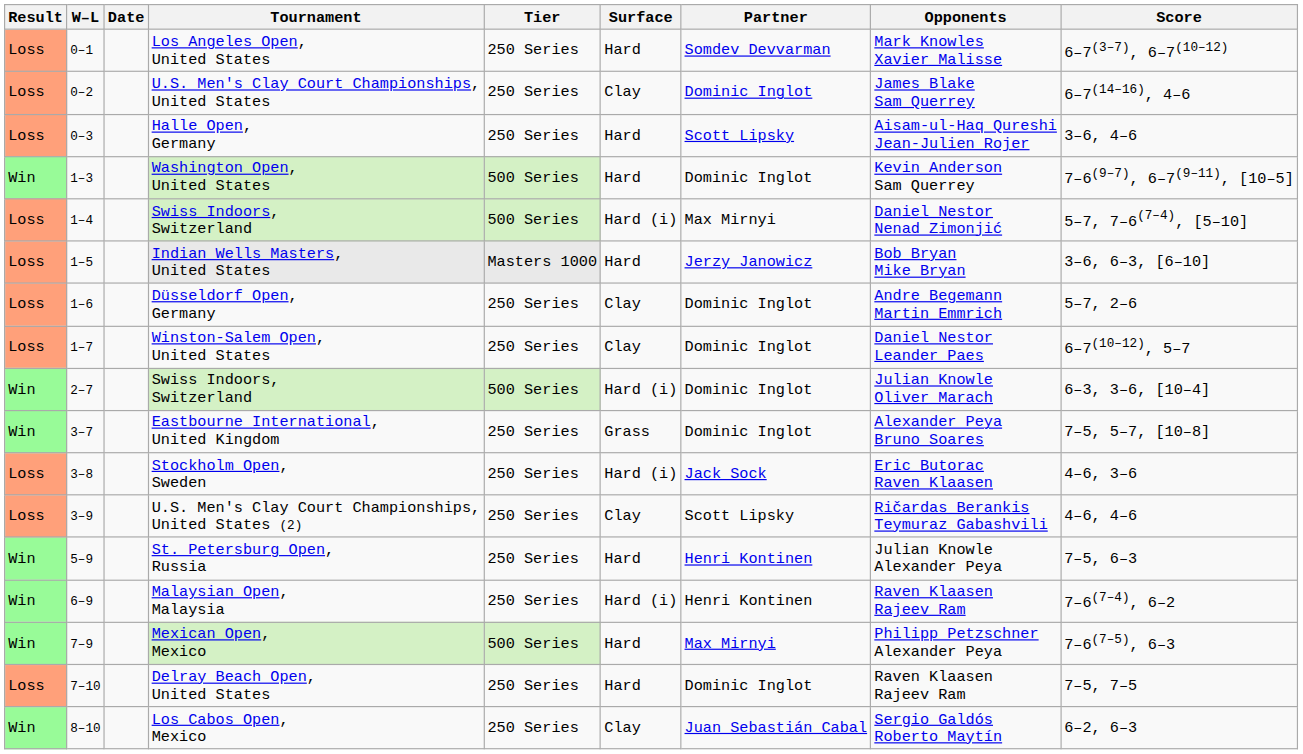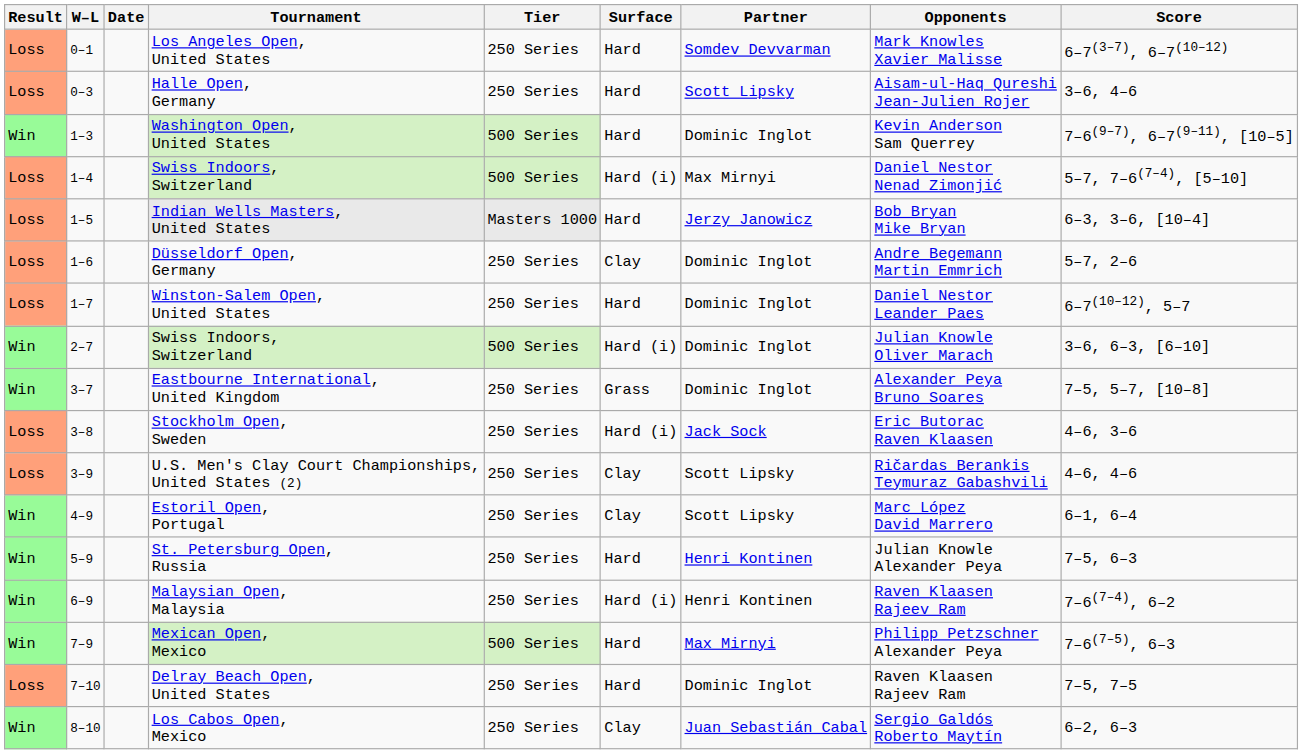- row: (82, 93)
(1137, 262) 3–6, 6–3, [6–10] -> (1137, 220) 6–3, 3–6, [10–4]
(623, 347) Clay -> (623, 305) Hard
(1137, 389) 6–3, 3–6, [10–4] -> (1137, 347) 3–6, 6–3, [6–10]
+ row: (82, 517)
